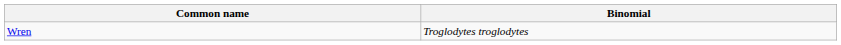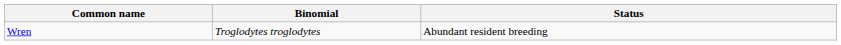+ column: (629, 13)
